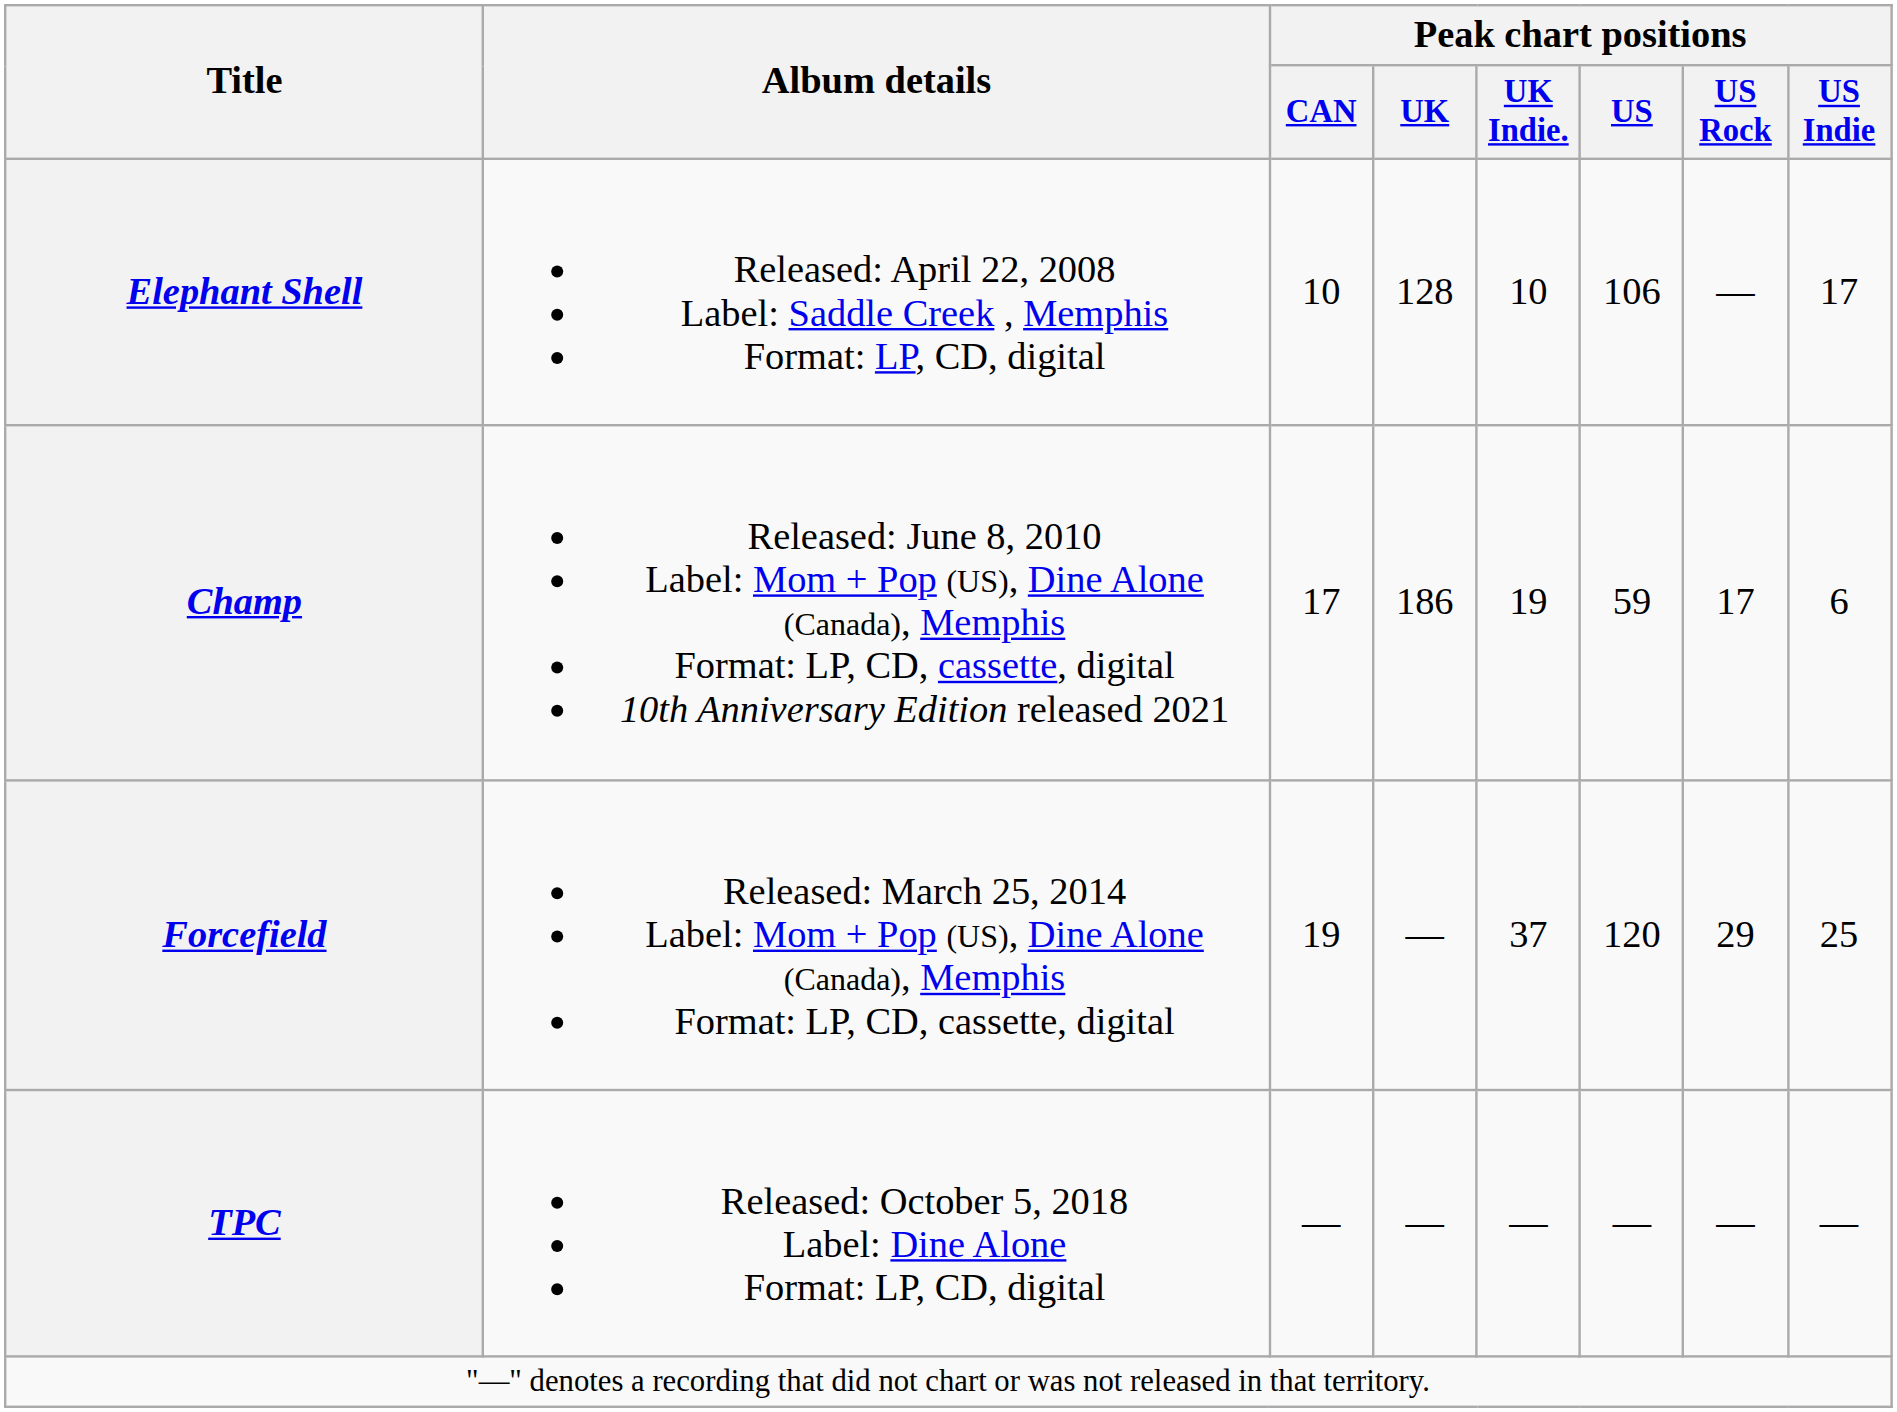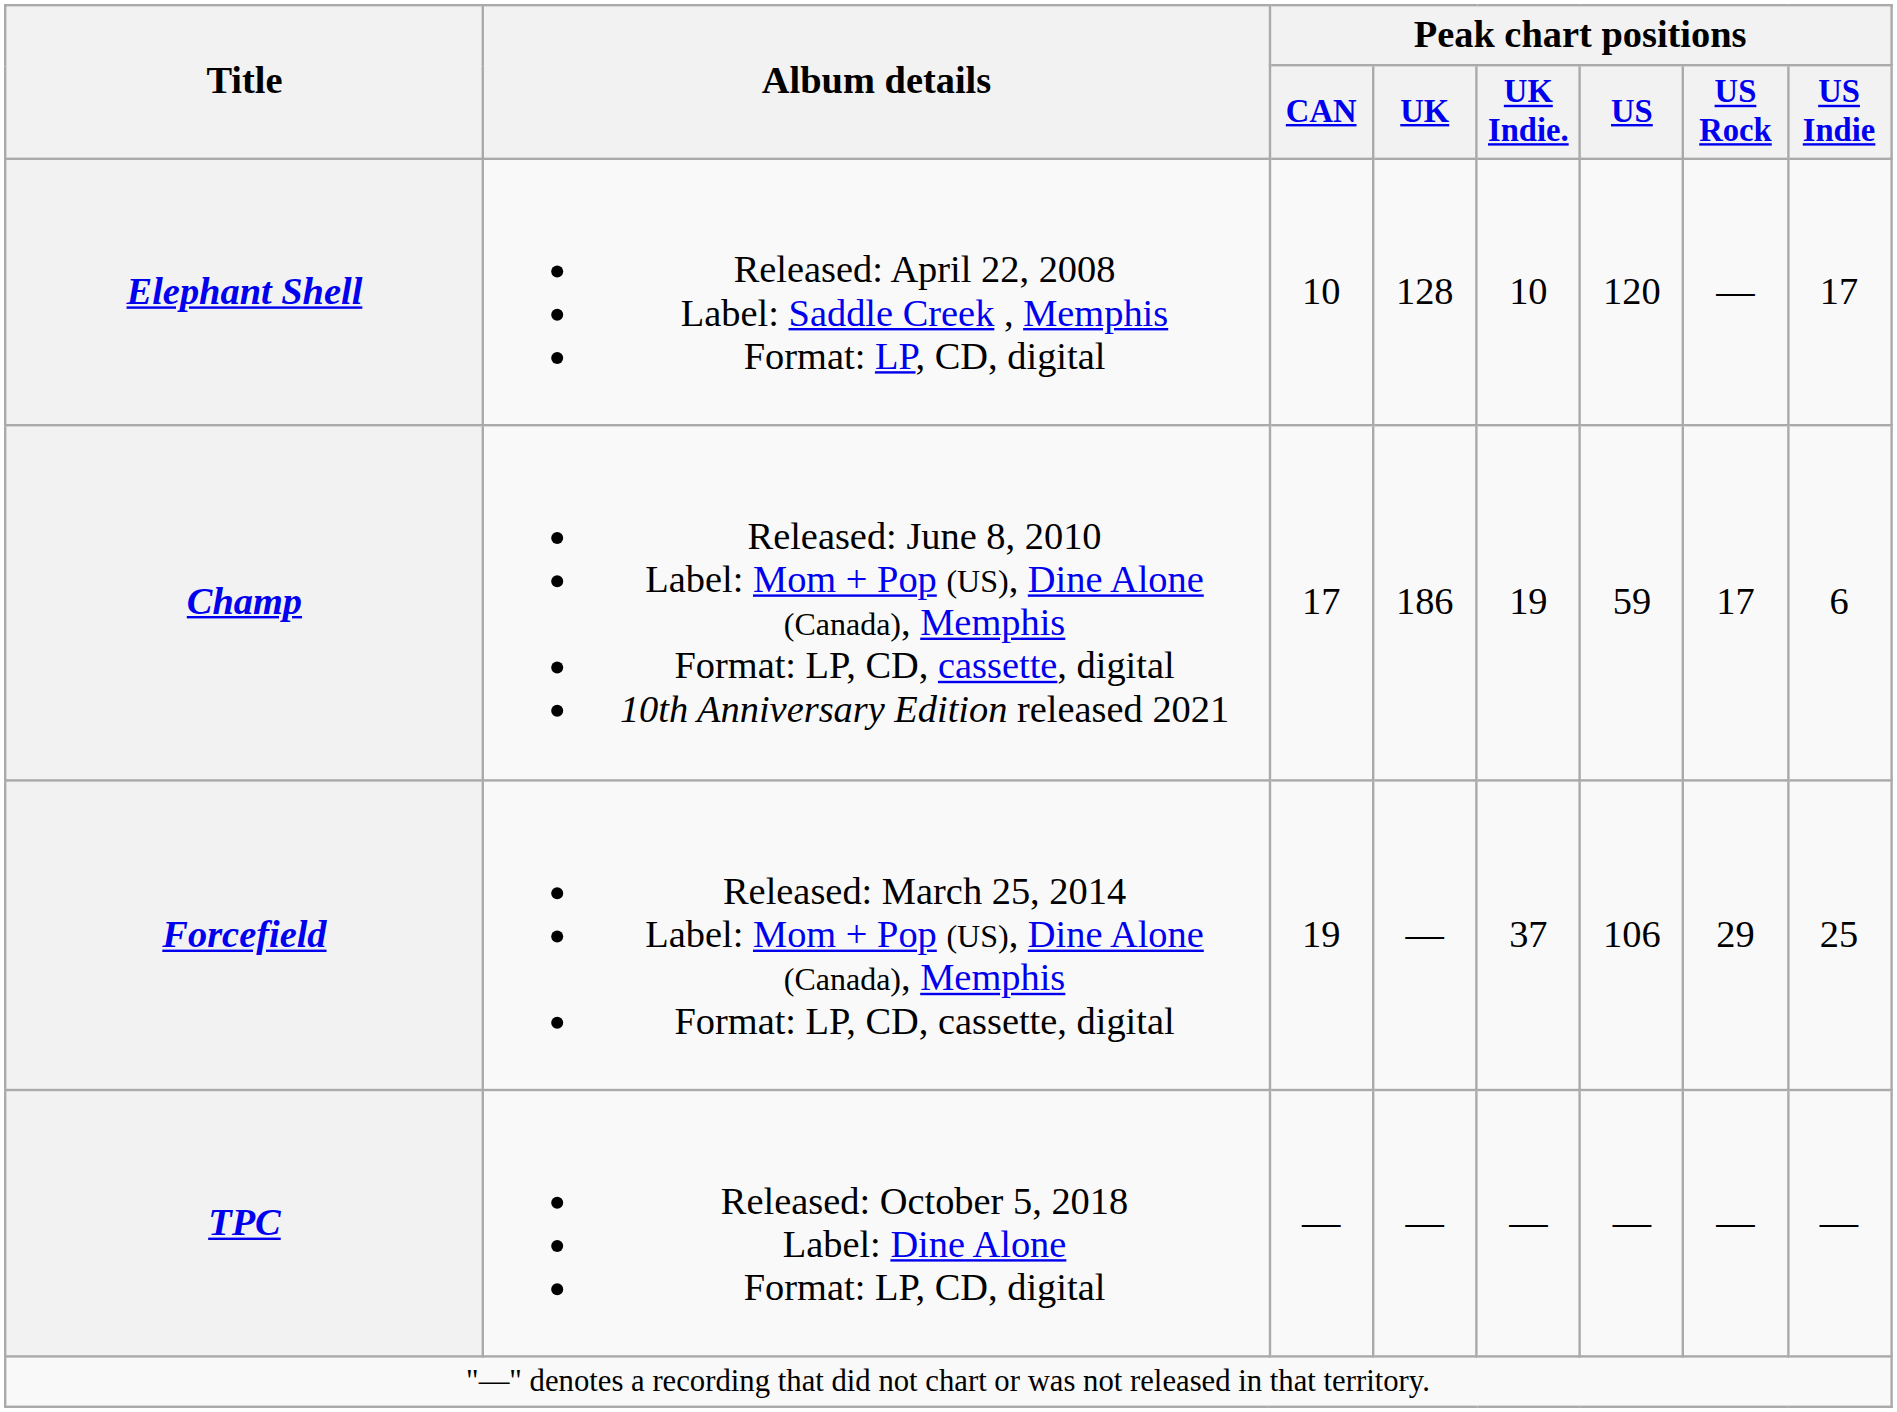(1632, 291) 106 -> (1632, 291) 120
(1632, 933) 120 -> (1632, 933) 106
